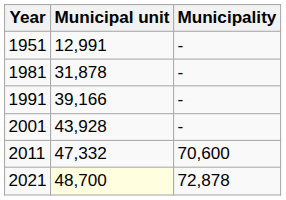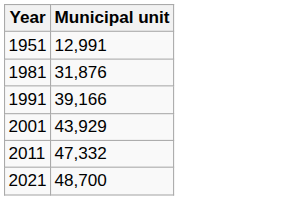- column: (227, 18)
(81, 72) 31,878 -> (81, 72) 31,876
(81, 126) 43,928 -> (81, 126) 43,929
(81, 180) lightyellow background -> (81, 180) no background
